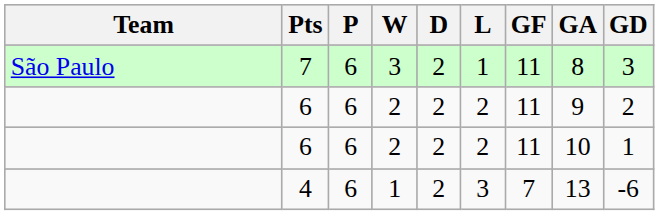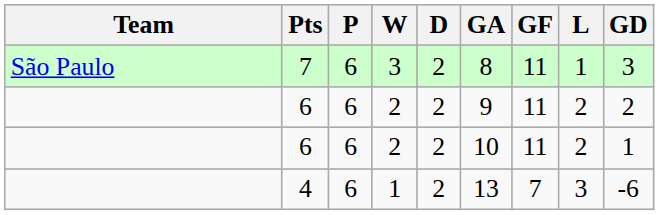columns swapped: (483, 24) <-> (578, 24)
